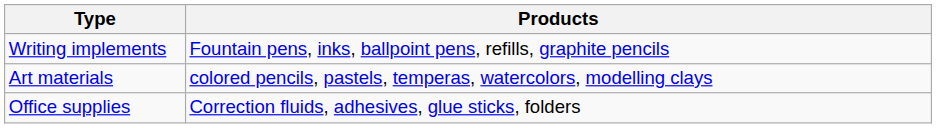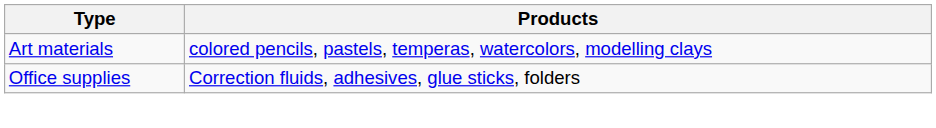- row: (88, 48)
